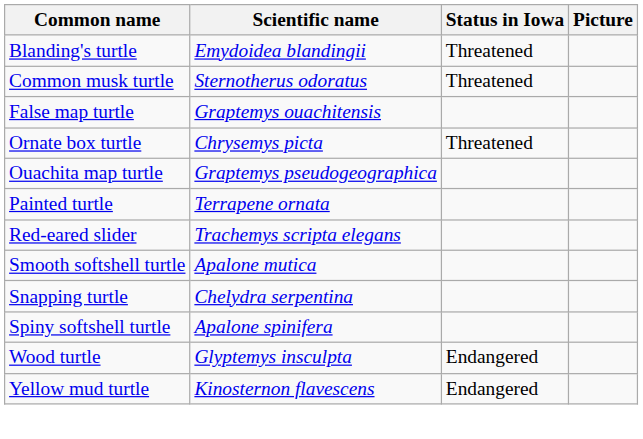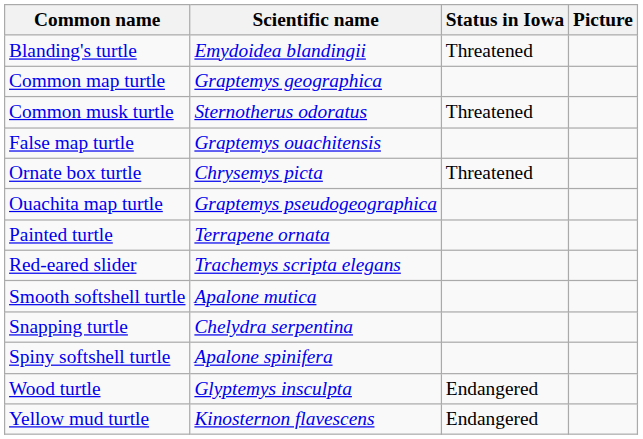+ row: (87, 81)
